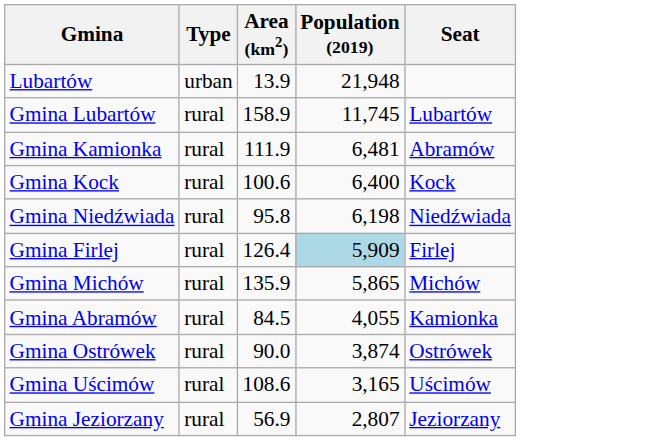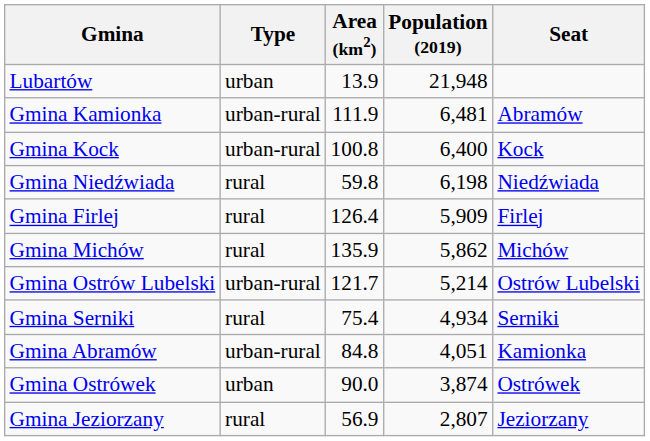- row: (83, 114)
(204, 148) rural -> (273, 114) urban-rural
(204, 182) rural -> (273, 148) urban-rural
(266, 182) 100.6 -> (355, 148) 100.8
(272, 215) 95.8 -> (360, 182) 59.8
(376, 249) lightblue background -> (464, 215) no background
(376, 283) 5,865 -> (464, 249) 5,862
+ row: (112, 283)
+ row: (72, 317)
(204, 317) rural -> (273, 350) urban-rural
(272, 317) 84.5 -> (360, 350) 84.8
(376, 317) 4,055 -> (464, 350) 4,051
(204, 350) rural -> (249, 384) urban
- row: (82, 384)
